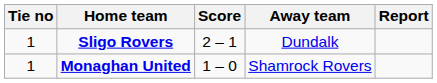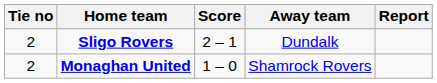(31, 41) 1 -> (31, 41) 2
(31, 66) 1 -> (31, 66) 2
